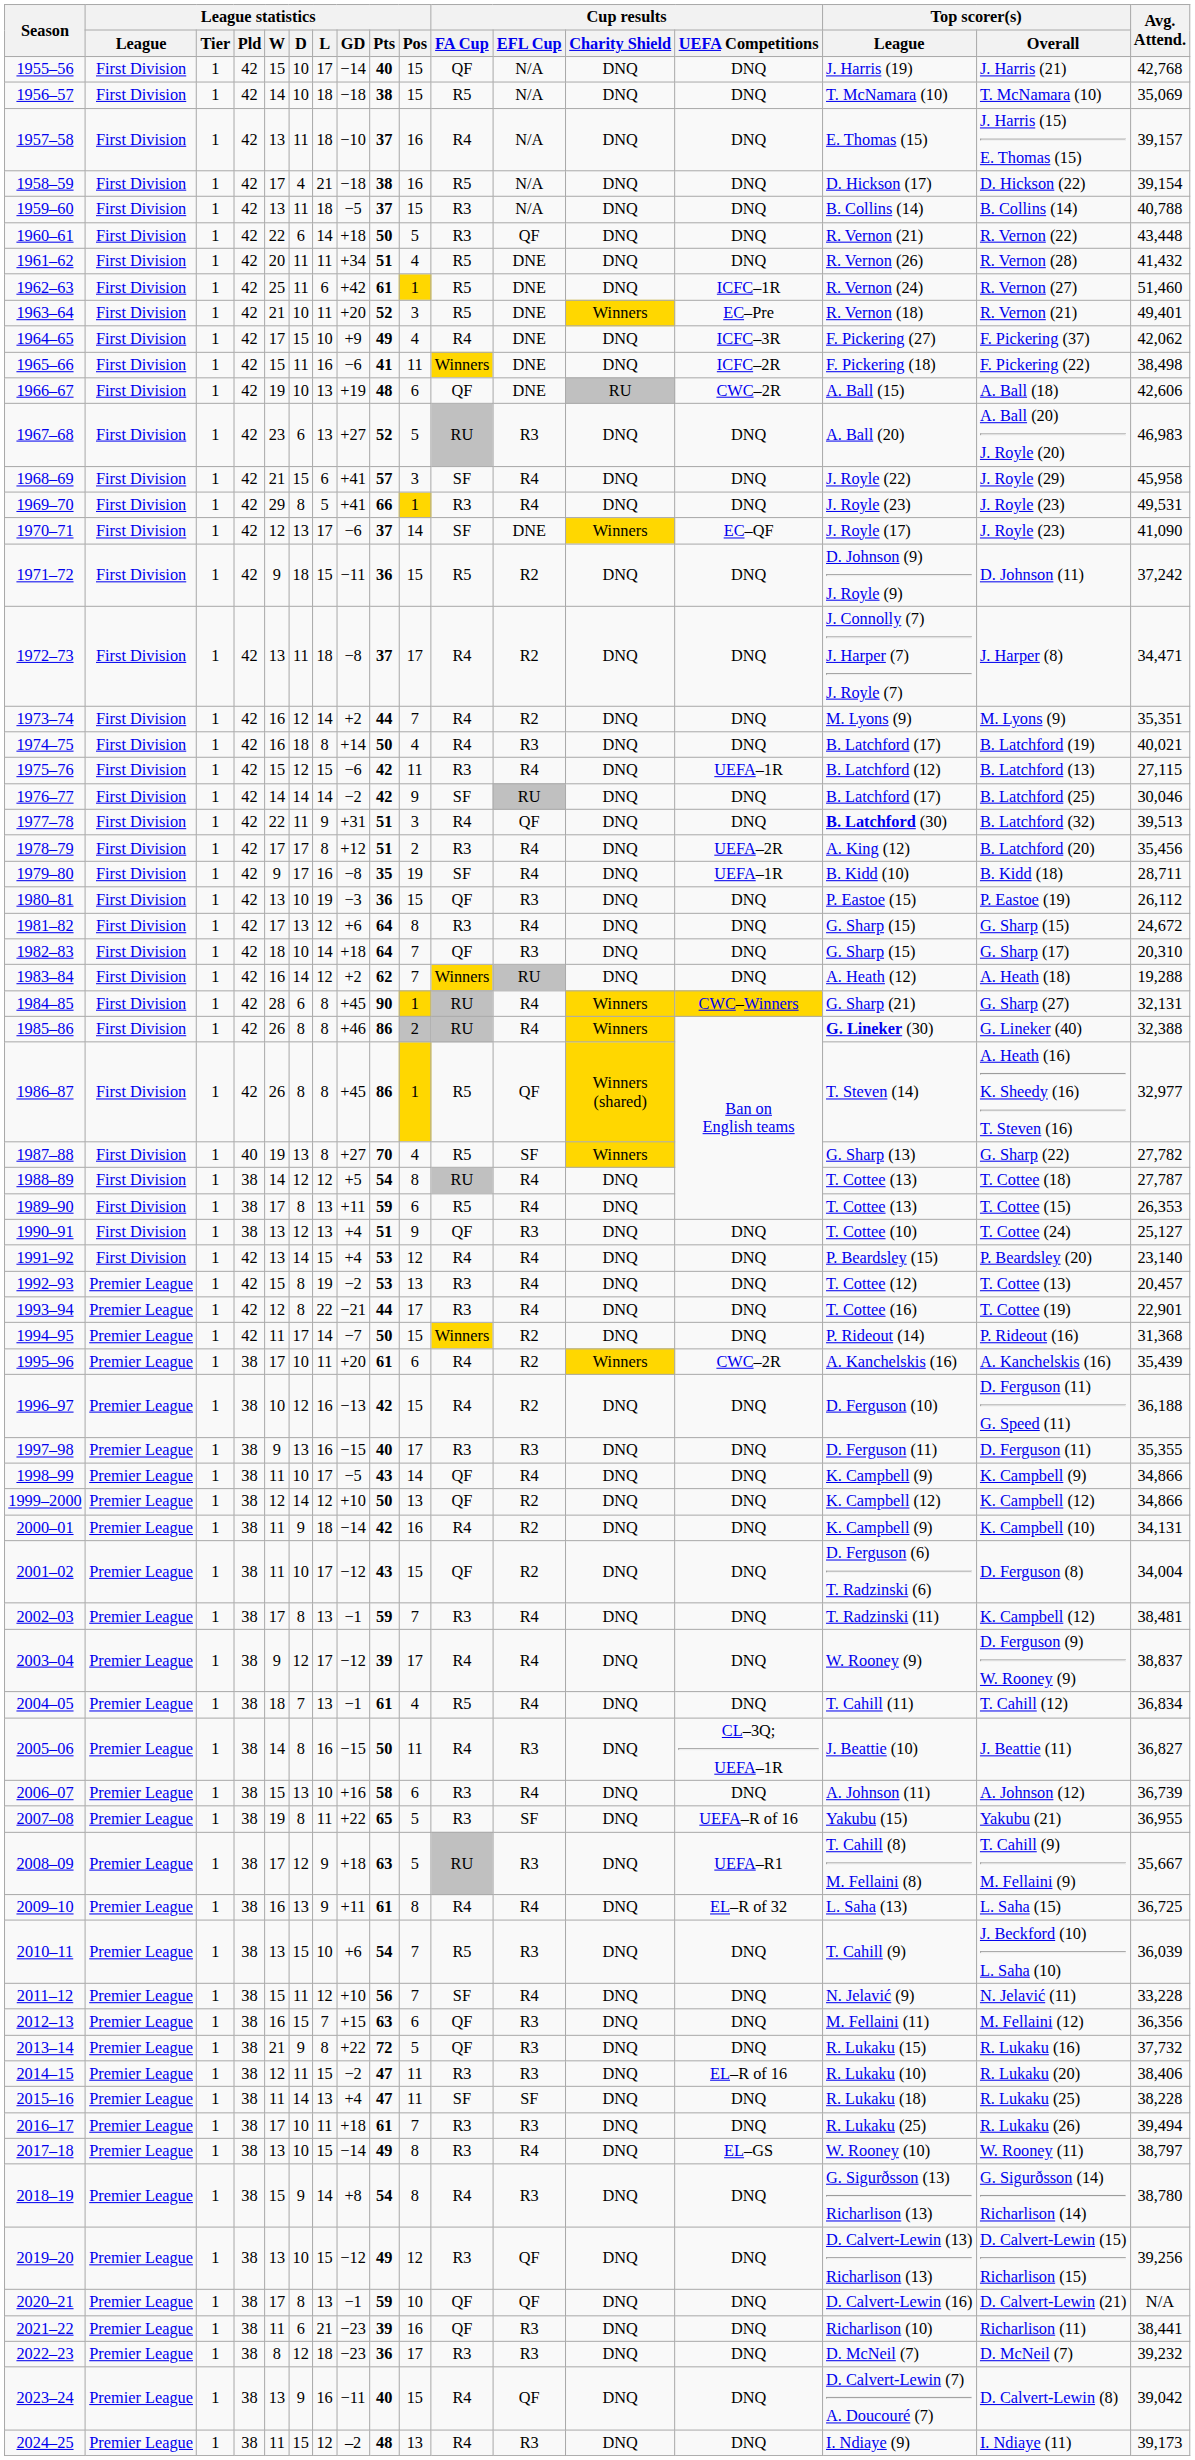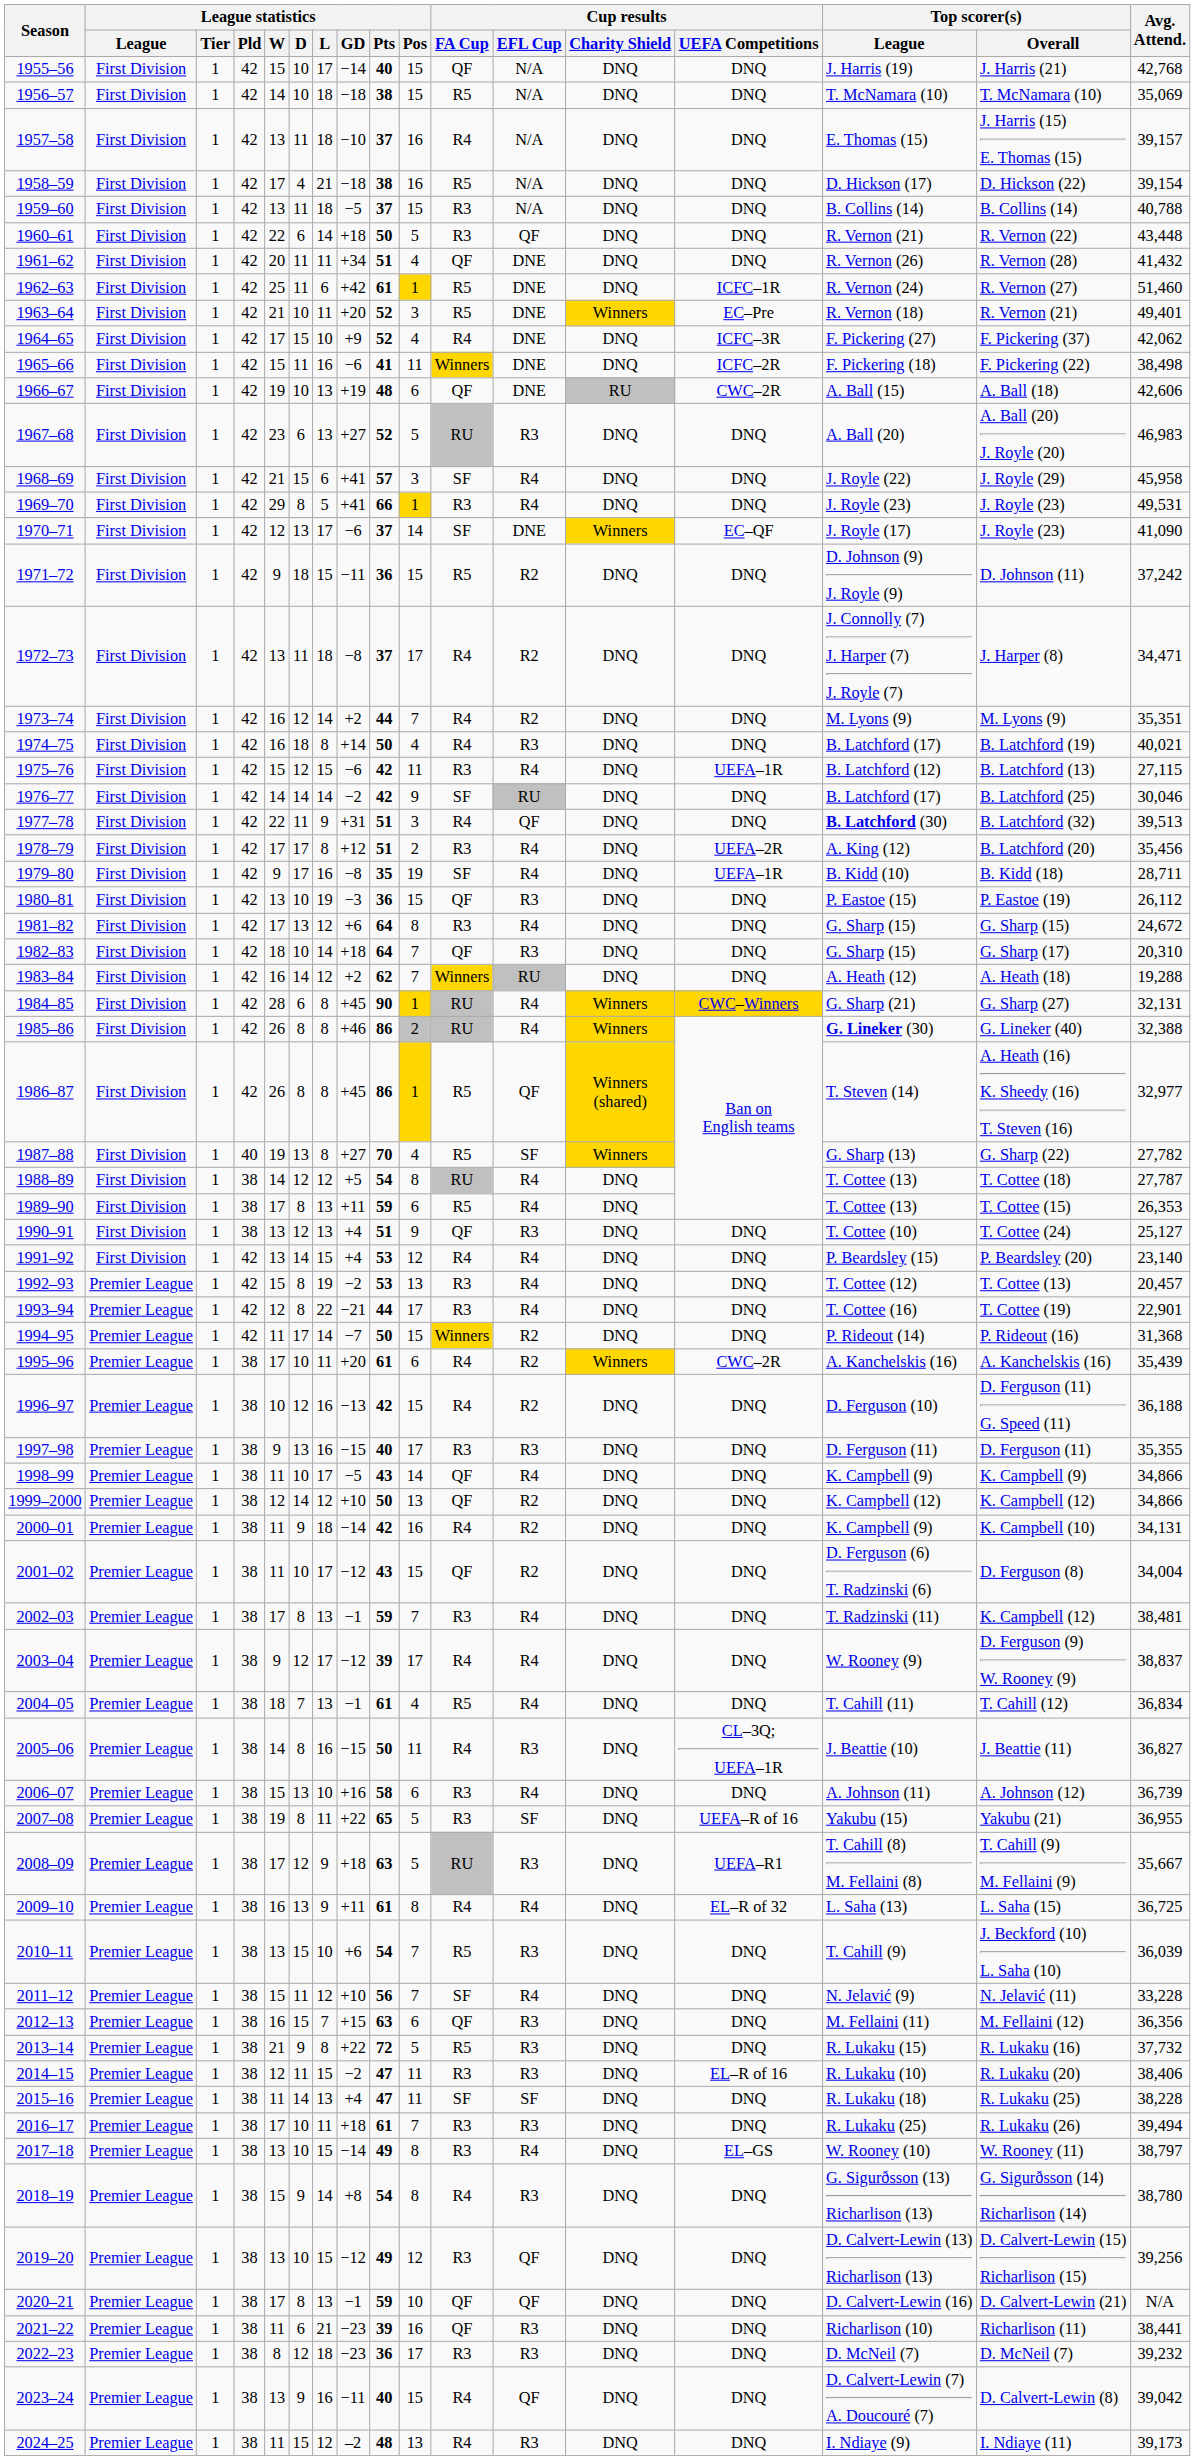(462, 261) R5 -> (462, 261) QF
(384, 338) 49 -> (384, 338) 52
(462, 2047) QF -> (462, 2047) R5
